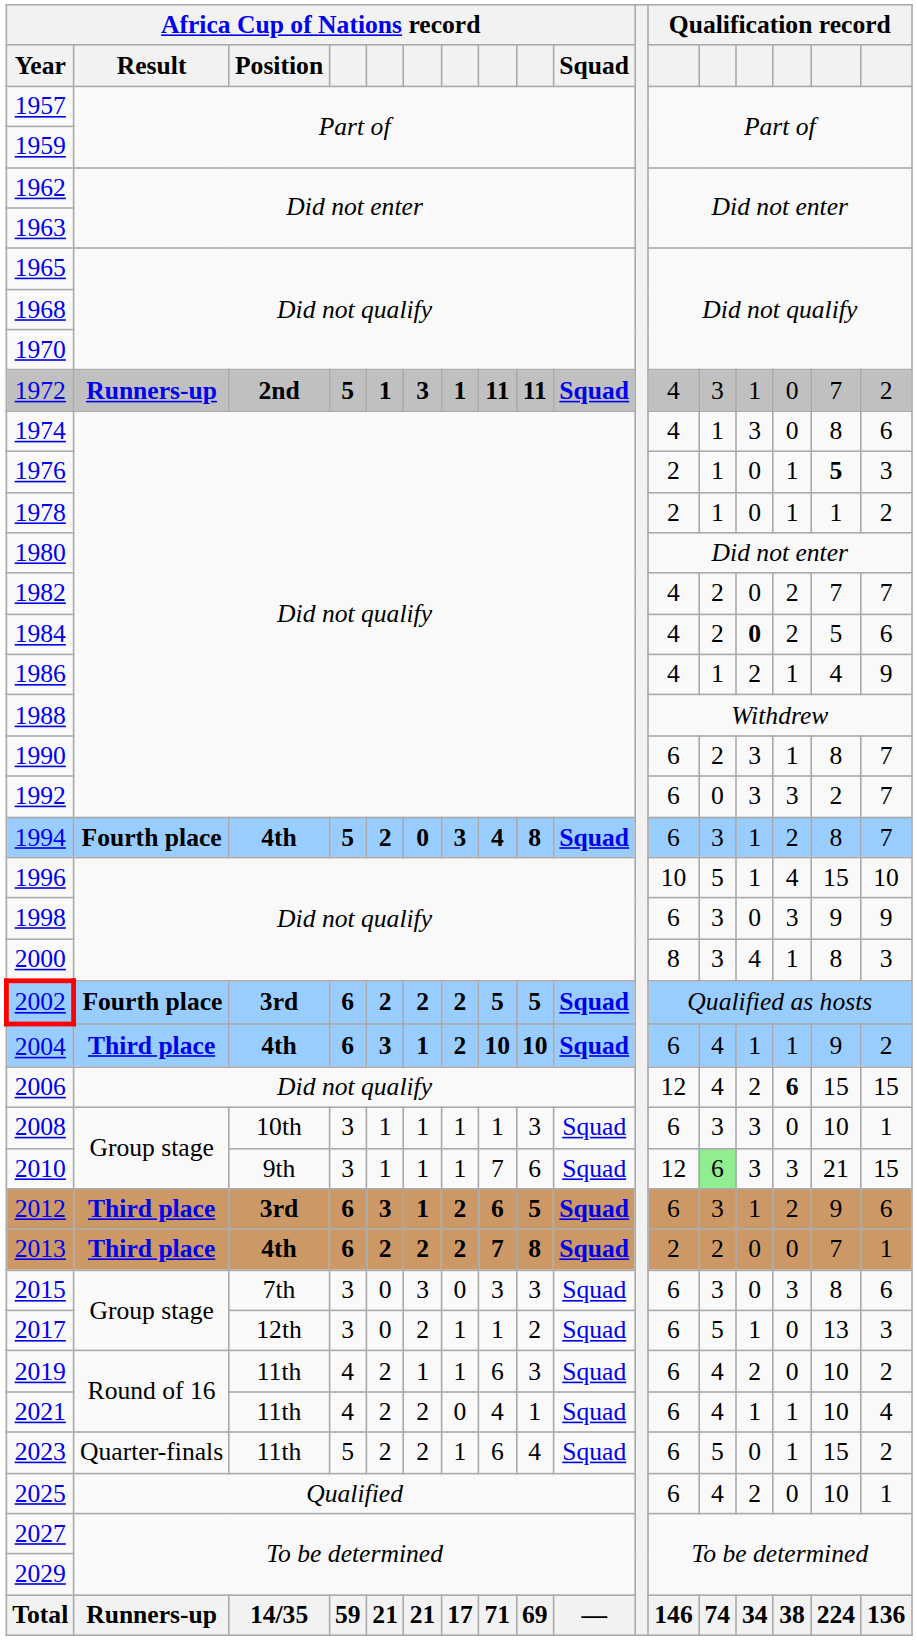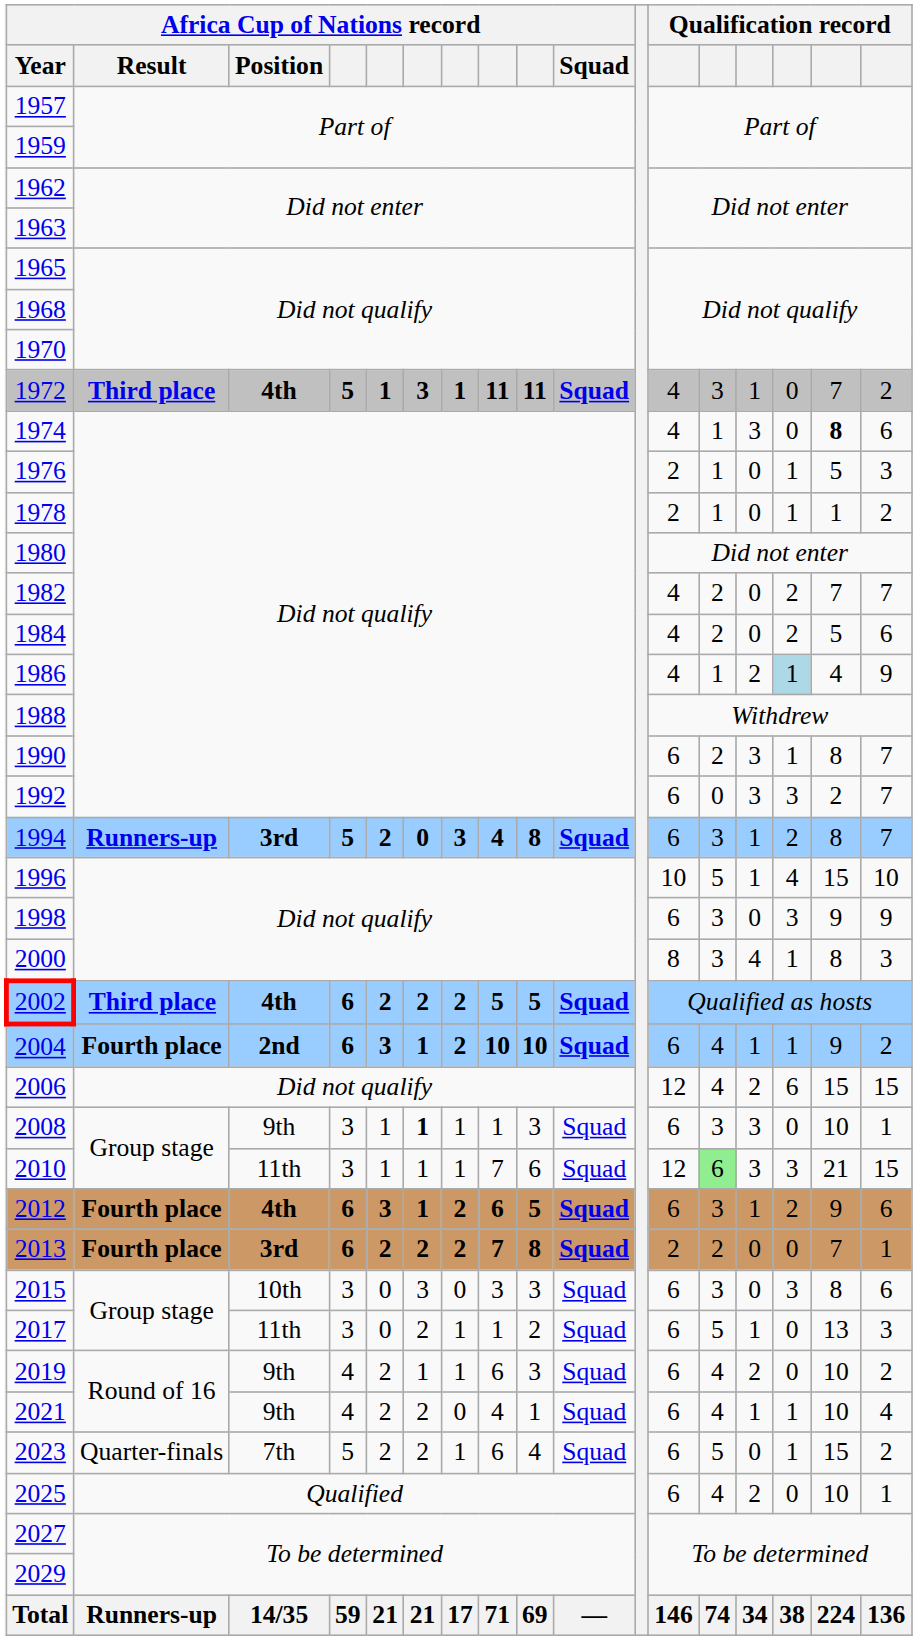(152, 390) Runners-up -> (152, 390) Third place
(279, 390) 2nd -> (279, 390) 4th
(836, 430) normal -> (836, 430) bold
(836, 471) bold -> (836, 471) normal
(755, 633) bold -> (755, 633) normal
(792, 674) no background -> (792, 674) lightblue background
(152, 836) Fourth place -> (152, 836) Runners-up
(279, 836) 4th -> (279, 836) 3rd
(152, 1002) Fourth place -> (152, 1002) Third place
(279, 1002) 3rd -> (279, 1002) 4th
(152, 1045) Third place -> (152, 1045) Fourth place
(279, 1045) 4th -> (279, 1045) 2nd
(792, 1086) bold -> (792, 1086) normal
(279, 1127) 10th -> (279, 1127) 9th
(423, 1127) normal -> (423, 1127) bold
(279, 1168) 9th -> (279, 1168) 11th
(152, 1208) Third place -> (152, 1208) Fourth place
(279, 1208) 3rd -> (279, 1208) 4th
(152, 1249) Third place -> (152, 1249) Fourth place
(279, 1249) 4th -> (279, 1249) 3rd
(279, 1289) 7th -> (279, 1289) 10th
(279, 1330) 12th -> (279, 1330) 11th
(279, 1370) 11th -> (279, 1370) 9th
(279, 1411) 11th -> (279, 1411) 9th
(279, 1452) 11th -> (279, 1452) 7th
